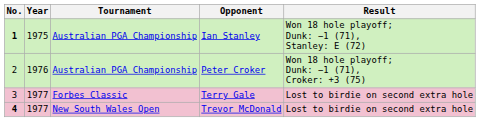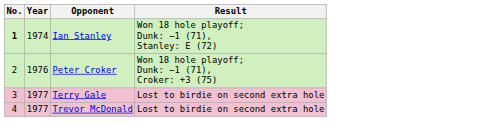- column: (125, 12)
(38, 36) 1975 -> (38, 36) 1974
(15, 110) bold -> (15, 110) normal
